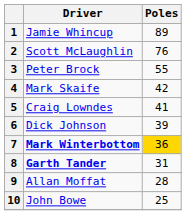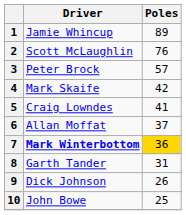(162, 70) 55 -> (162, 70) 57
(66, 126) Dick Johnson -> (66, 126) Allan Moffat
(162, 126) 39 -> (162, 126) 37
(66, 163) bold -> (66, 163) normal
(66, 182) Allan Moffat -> (66, 182) Dick Johnson
(162, 182) 28 -> (162, 182) 26
